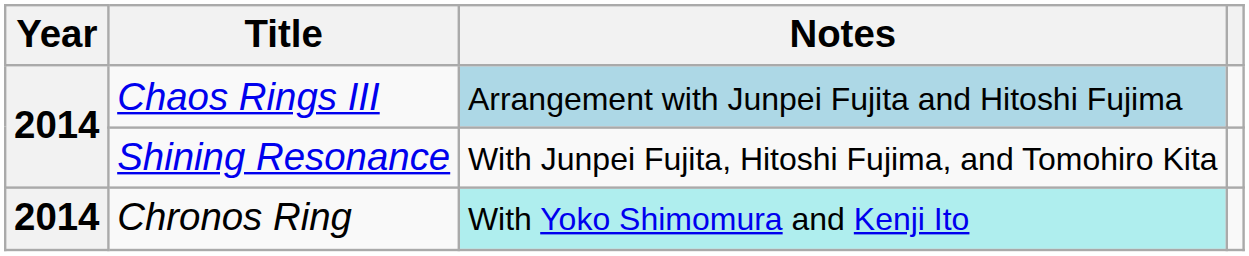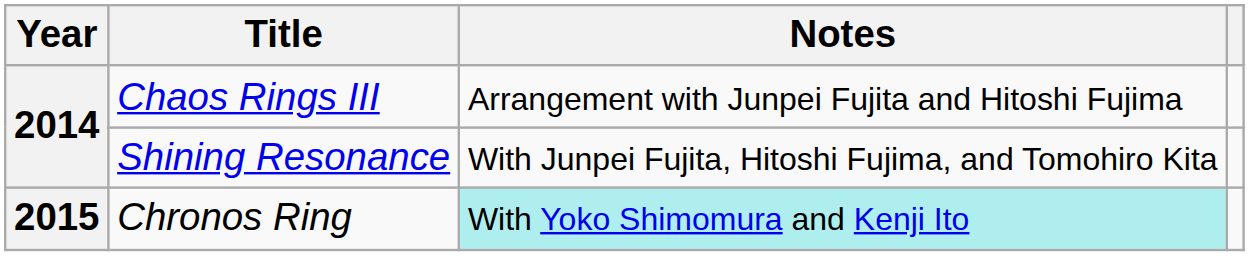(825, 98) lightblue background -> (825, 98) no background
(57, 217) 2014 -> (57, 217) 2015
